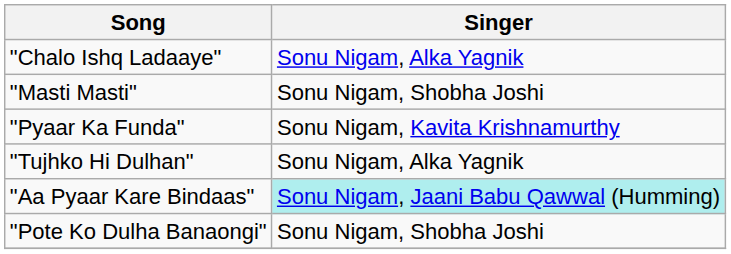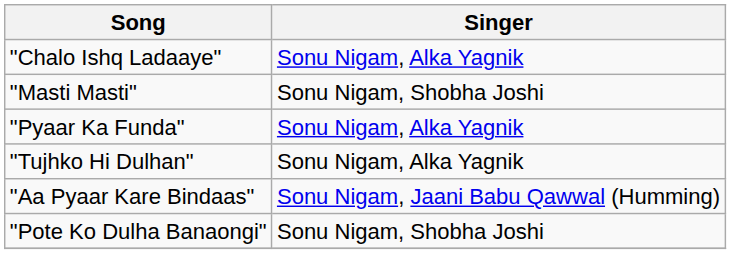(448, 127) Sonu Nigam, Kavita Krishnamurthy -> (400, 127) Sonu Nigam, Alka Yagnik
(498, 197) paleturquoise background -> (498, 197) no background
